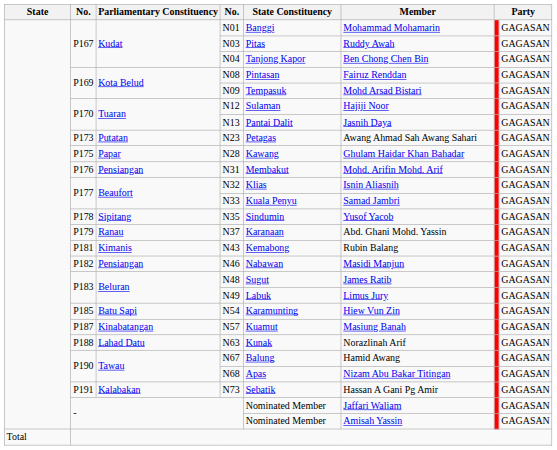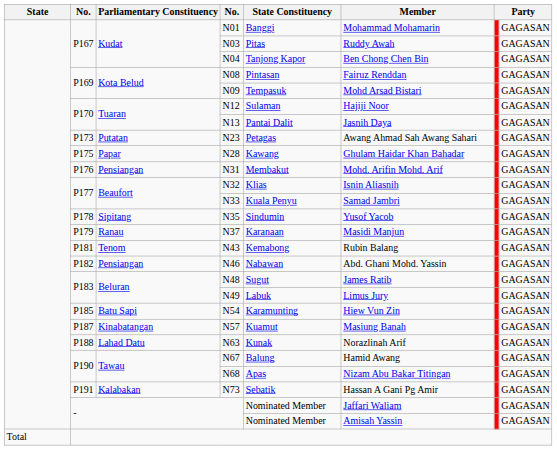(395, 232) Abd. Ghani Mohd. Yassin -> (374, 232) Masidi Manjun
(115, 248) Kimanis -> (112, 248) Tenom
(374, 264) Masidi Manjun -> (395, 264) Abd. Ghani Mohd. Yassin
